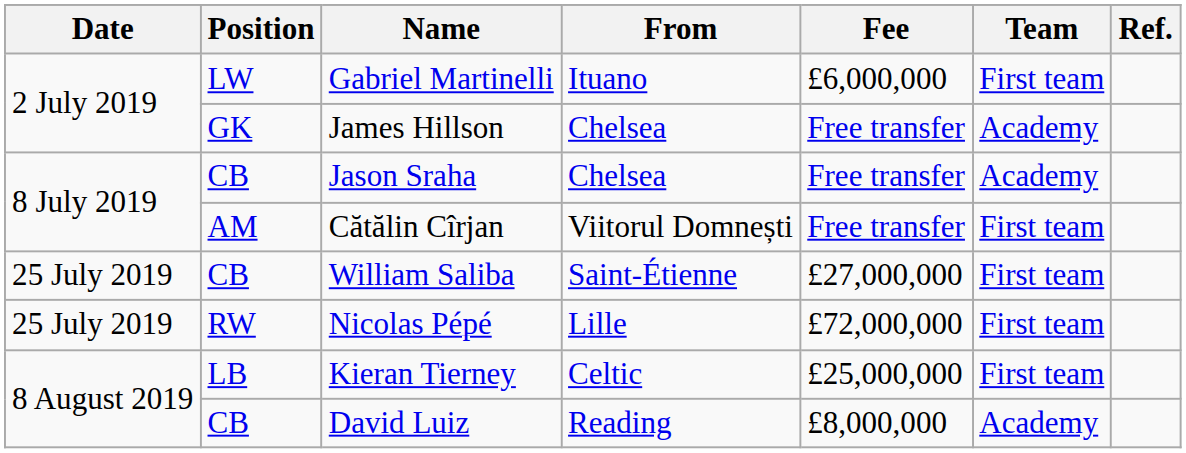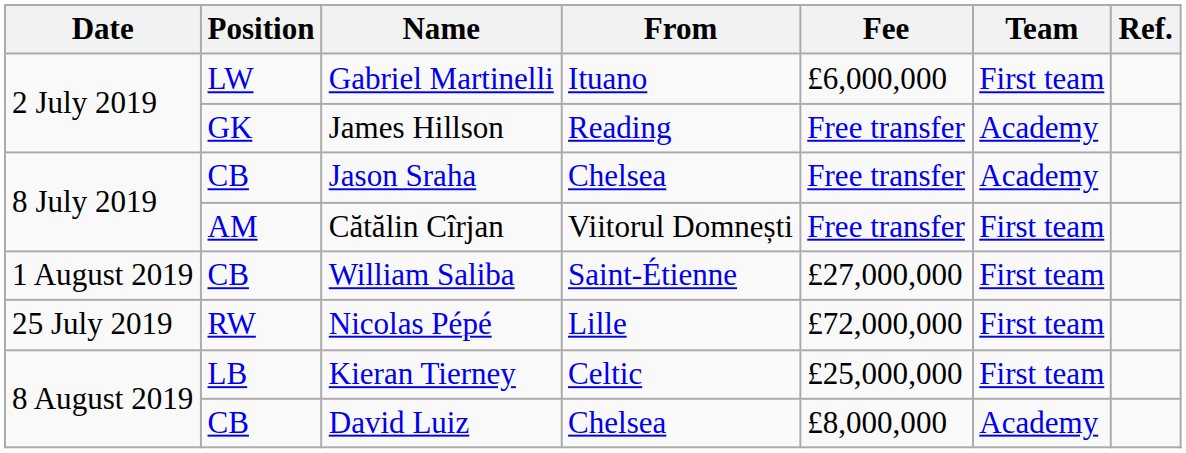(617, 127) Chelsea -> (620, 127) Reading
(92, 275) 25 July 2019 -> (103, 275) 1 August 2019
(620, 422) Reading -> (617, 422) Chelsea
